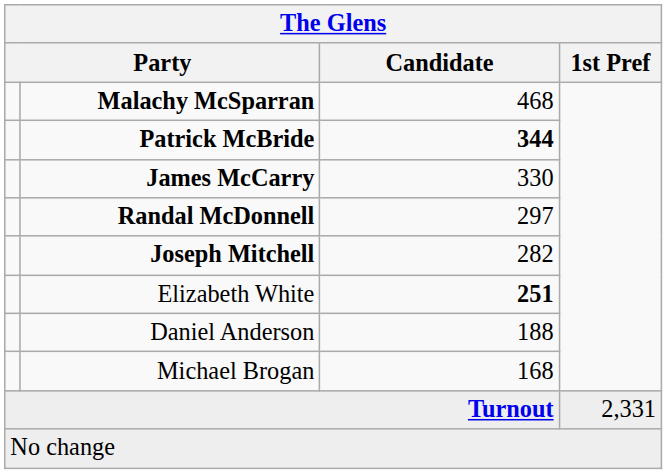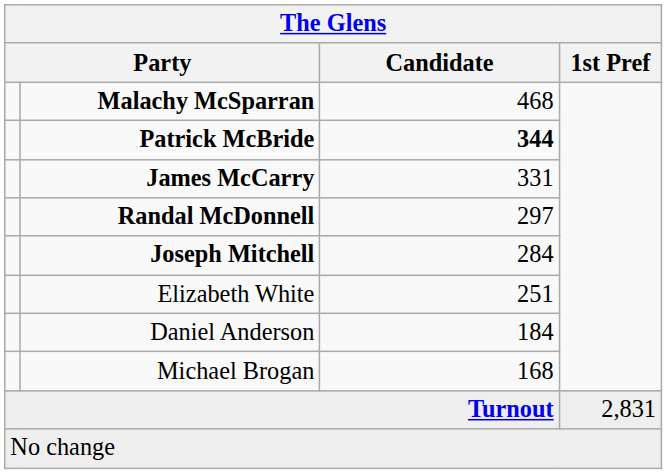(535, 178) 330 -> (535, 178) 331
(535, 255) 282 -> (535, 255) 284
(535, 293) bold -> (535, 293) normal
(535, 332) 188 -> (535, 332) 184
(629, 409) 2,331 -> (629, 409) 2,831
